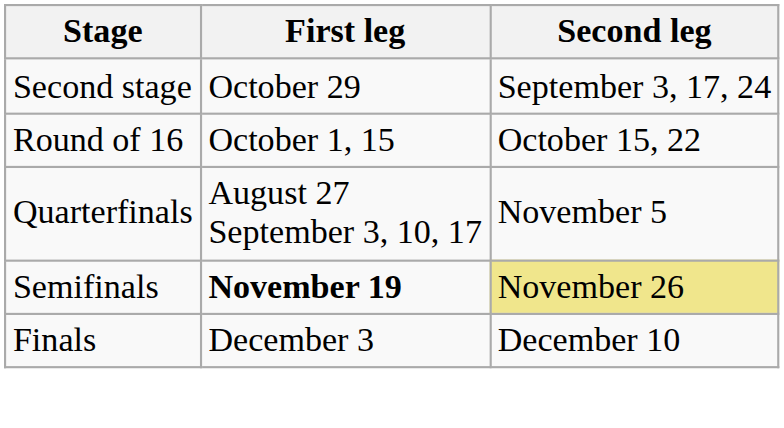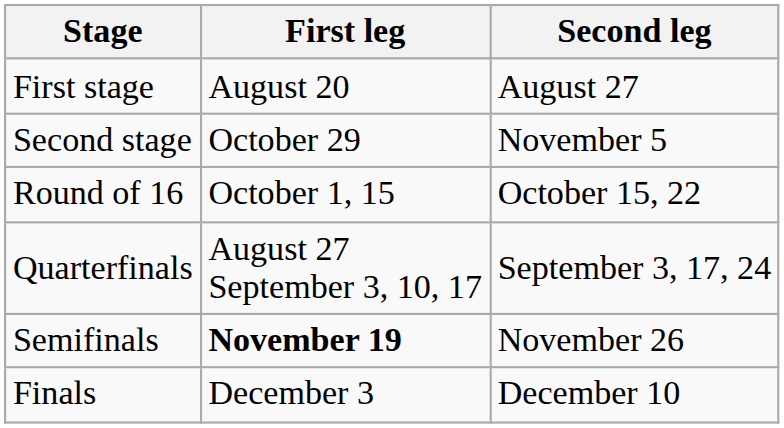+ row: (83, 85)
(634, 85) September 3, 17, 24 -> (582, 139) November 5
(582, 212) November 5 -> (634, 266) September 3, 17, 24
(591, 286) khaki background -> (591, 340) no background
